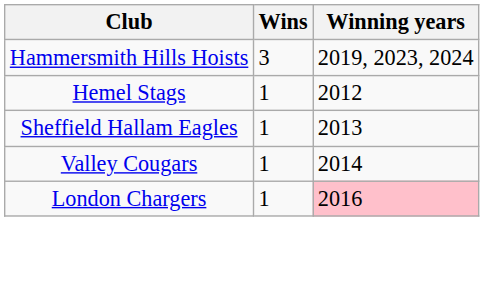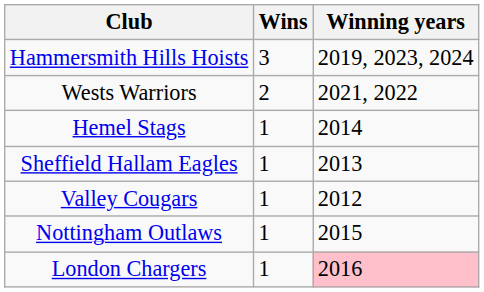+ row: (129, 92)
(340, 92) 2012 -> (340, 127) 2014
(340, 163) 2014 -> (340, 198) 2012
+ row: (129, 233)
